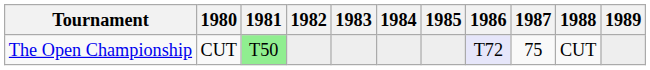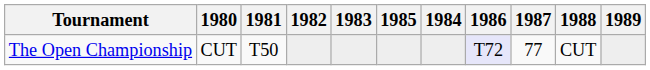columns swapped: (398, 19) <-> (443, 19)
(264, 49) lightgreen background -> (264, 49) no background
(533, 49) 75 -> (533, 49) 77
